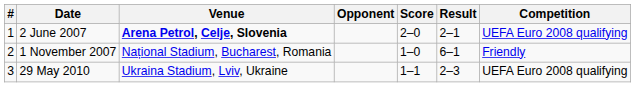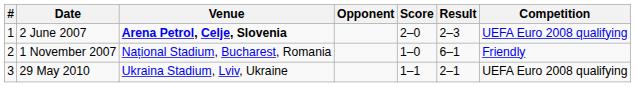(450, 33) 2–1 -> (450, 33) 2–3
(450, 71) 2–3 -> (450, 71) 2–1
